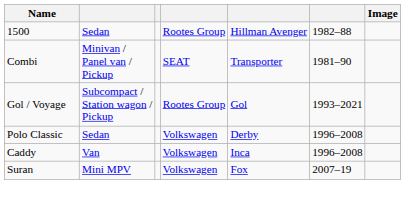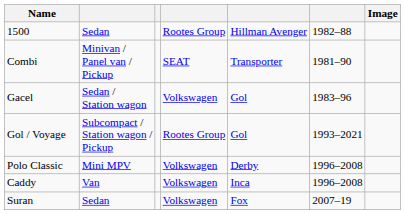+ row: (20, 98)
(96, 134) Sedan -> (107, 165) Mini MPV
(107, 170) Mini MPV -> (96, 200) Sedan
